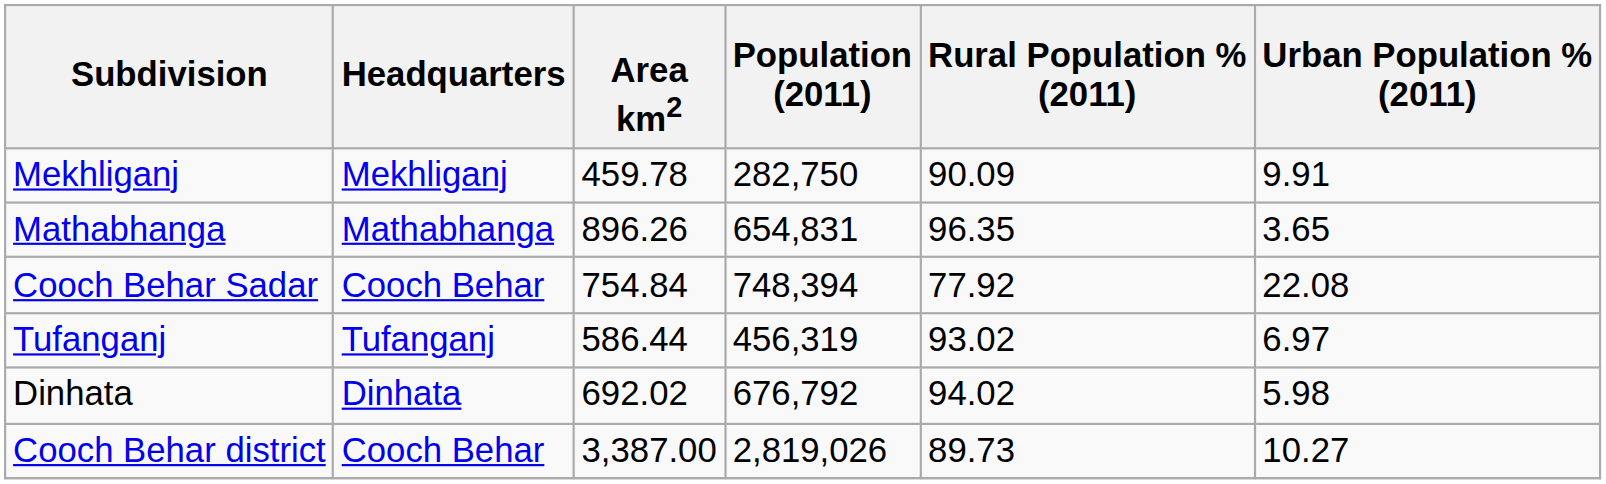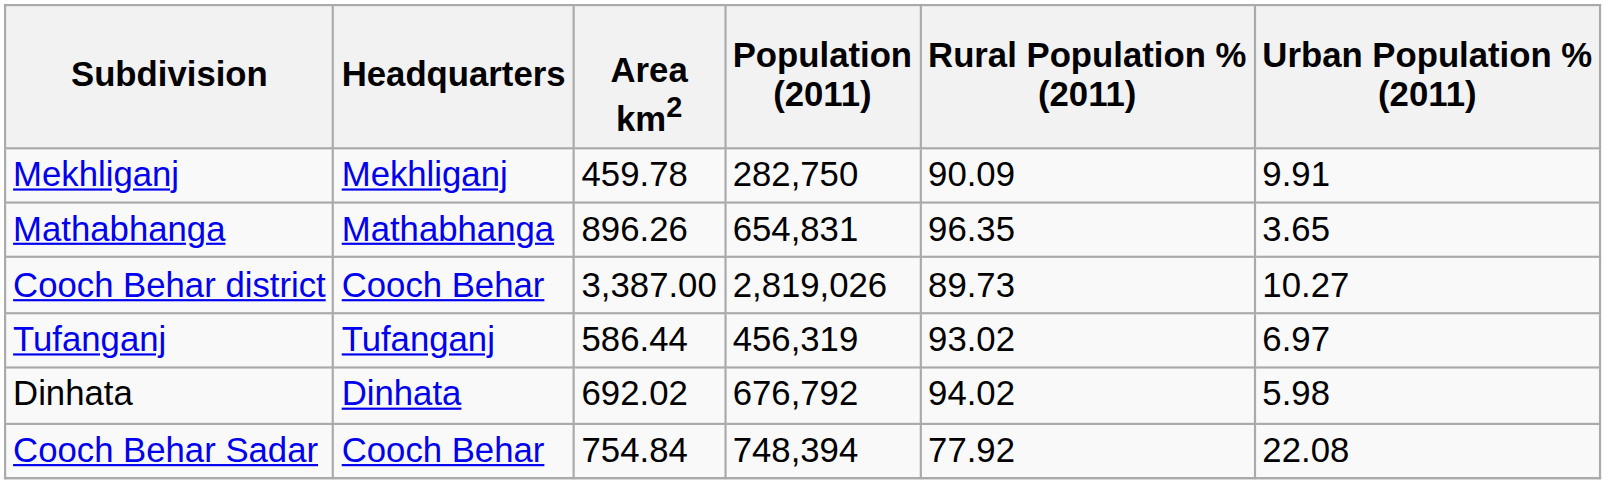rows swapped: (166, 284) <-> (169, 449)
